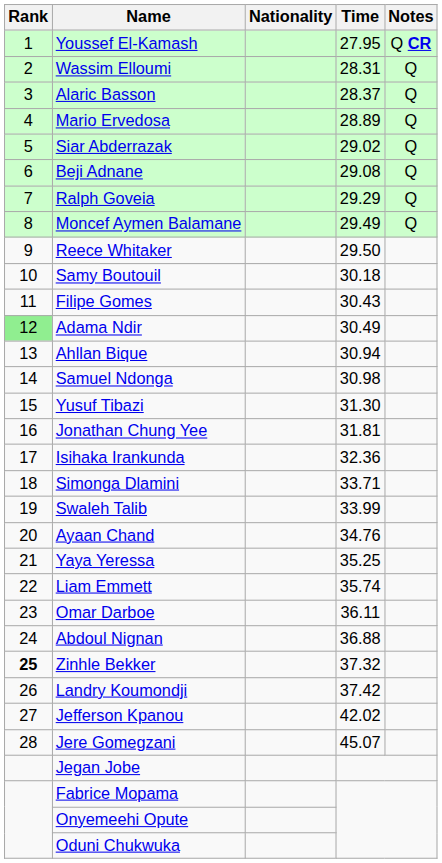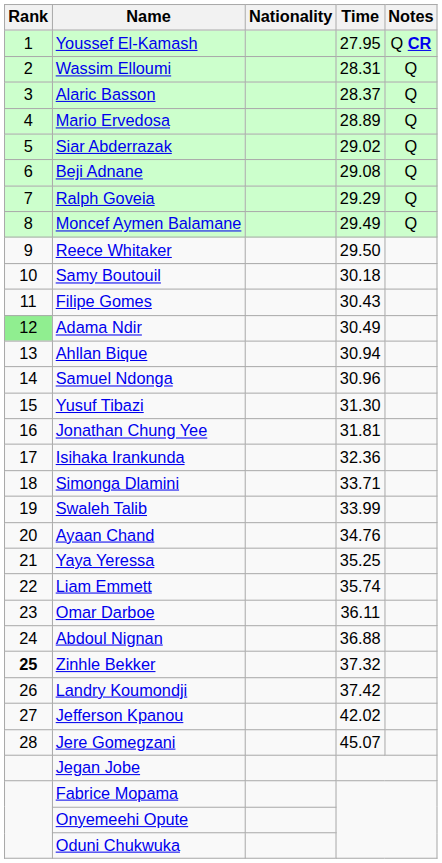(360, 379) 30.98 -> (360, 379) 30.96
